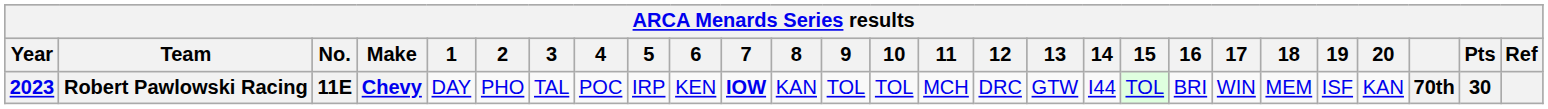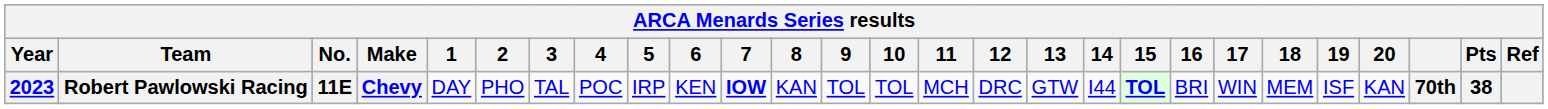(1145, 87) normal -> (1145, 87) bold
(1480, 87) 30 -> (1481, 87) 38
